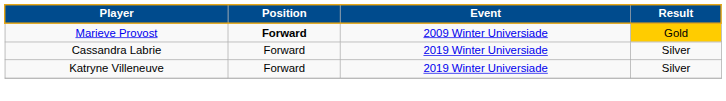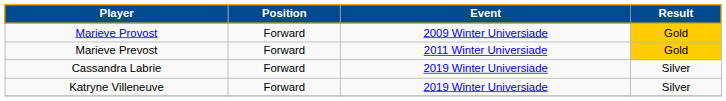(284, 32) bold -> (284, 32) normal
+ row: (116, 50)
